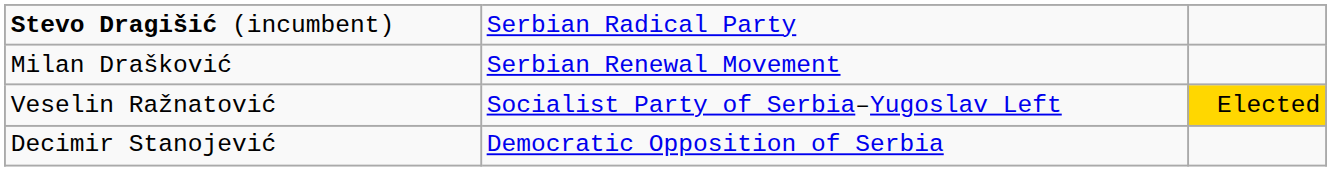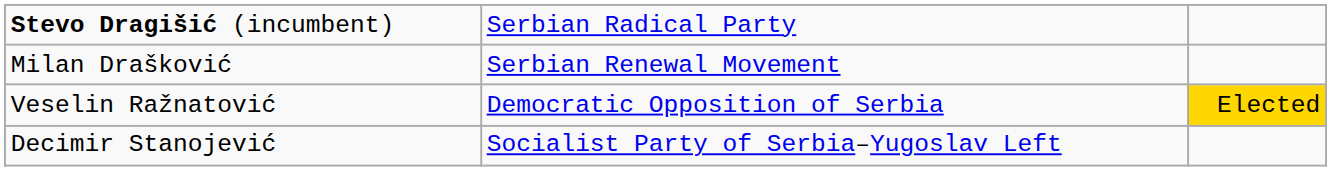(774, 105) Socialist Party of Serbia–Yugoslav Left -> (715, 105) Democratic Opposition of Serbia
(715, 145) Democratic Opposition of Serbia -> (774, 145) Socialist Party of Serbia–Yugoslav Left
